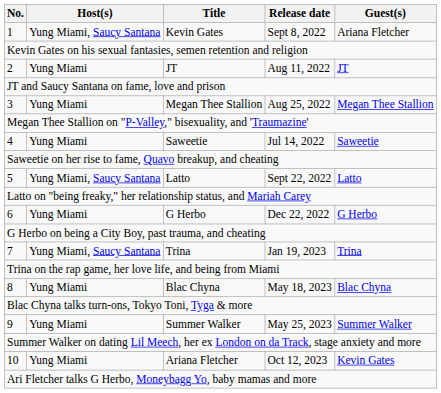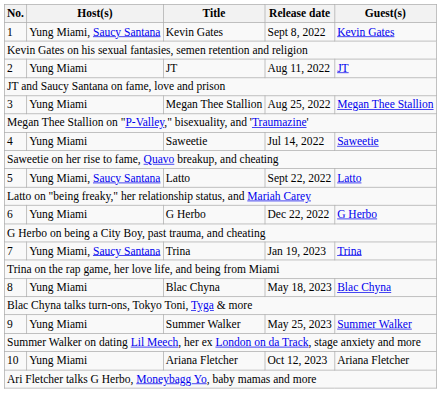(373, 31) Ariana Fletcher -> (366, 31) Kevin Gates
(366, 360) Kevin Gates -> (373, 360) Ariana Fletcher
